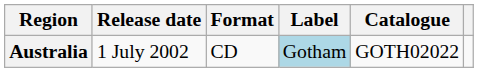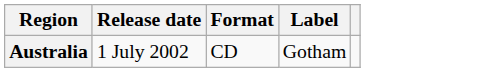- column: (407, 20)
(315, 51) lightblue background -> (315, 51) no background
